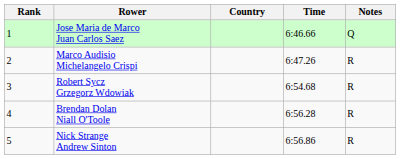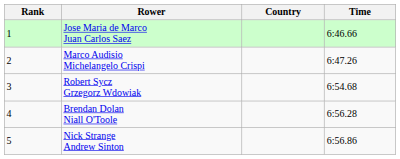- column: (370, 12)
